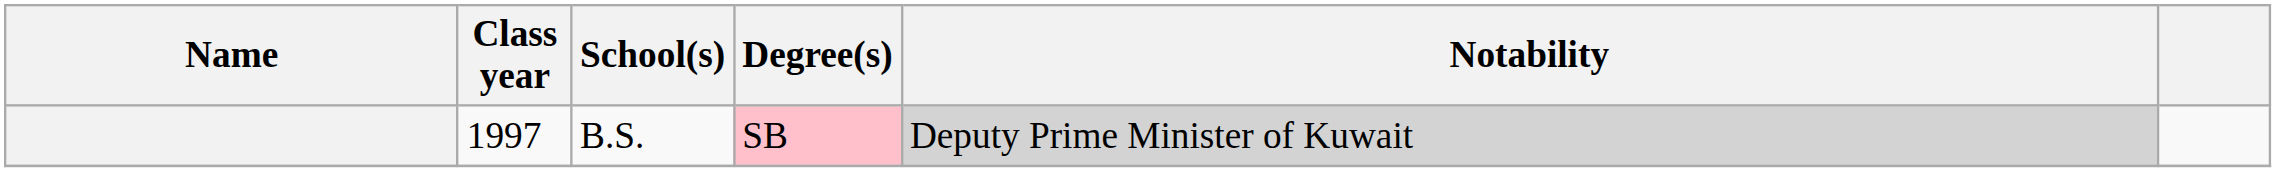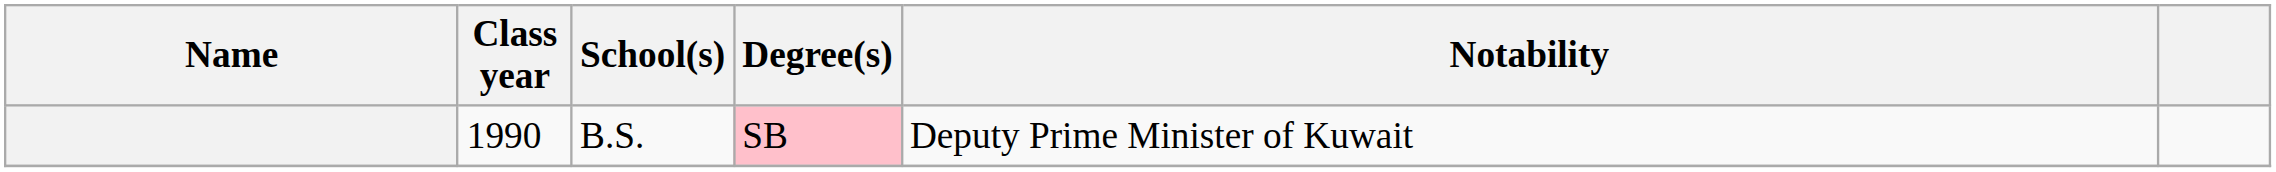(504, 135) 1997 -> (504, 135) 1990
(1162, 135) lightgrey background -> (1162, 135) no background
